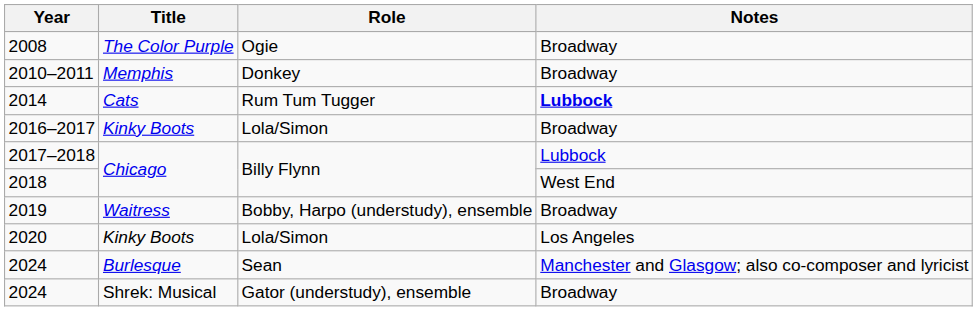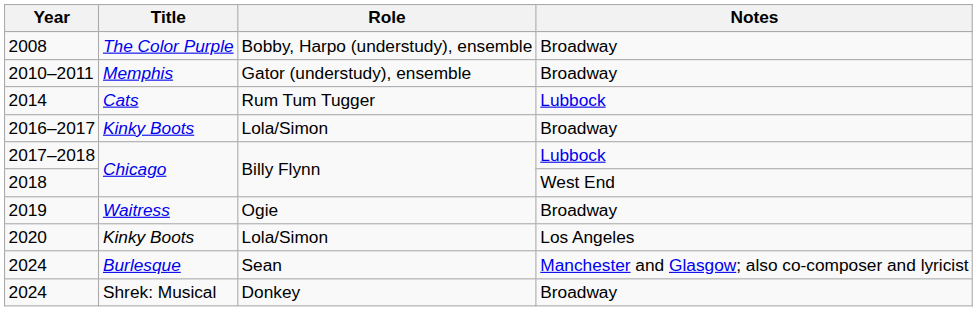(260, 45) Ogie -> (387, 45) Bobby, Harpo (understudy), ensemble
(271, 73) Donkey -> (356, 73) Gator (understudy), ensemble
(576, 100) bold -> (573, 100) normal
(387, 210) Bobby, Harpo (understudy), ensemble -> (260, 210) Ogie
(356, 292) Gator (understudy), ensemble -> (271, 292) Donkey
